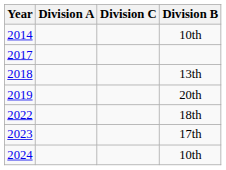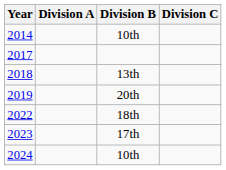columns swapped: (190, 14) <-> (128, 14)
